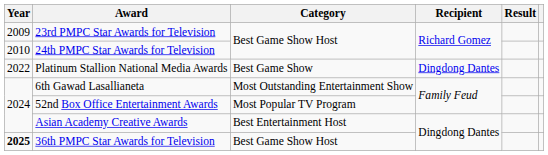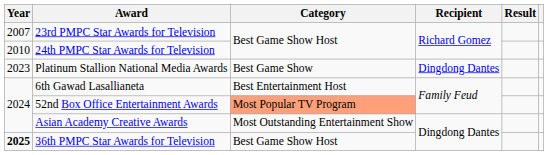(19, 31) 2009 -> (19, 31) 2007
(19, 68) 2022 -> (19, 68) 2023
(323, 86) Most Outstanding Entertainment Show -> (290, 86) Best Entertainment Host
(294, 104) no background -> (294, 104) lightsalmon background
(290, 123) Best Entertainment Host -> (323, 123) Most Outstanding Entertainment Show
